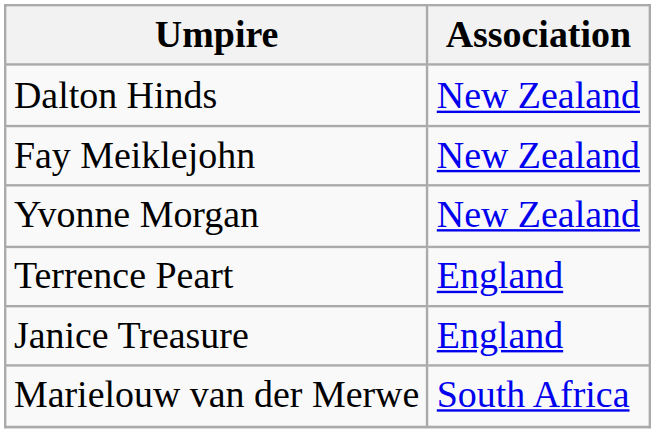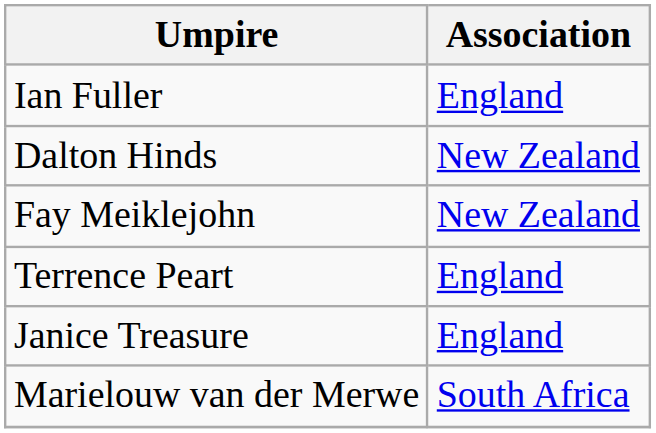+ row: (88, 94)
- row: (136, 214)
